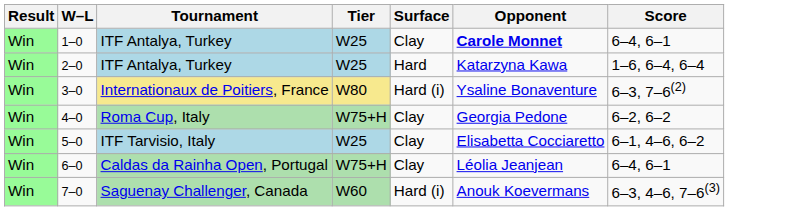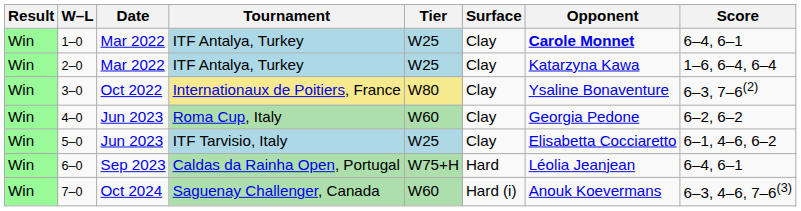+ column: (133, 16)
(410, 64) Hard -> (481, 64) Clay
(419, 90) Hard (i) -> (481, 90) Clay
(361, 117) W75+H -> (423, 117) W60
(409, 165) Clay -> (482, 165) Hard
